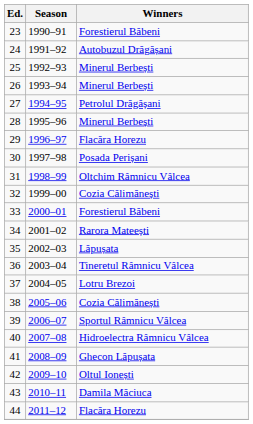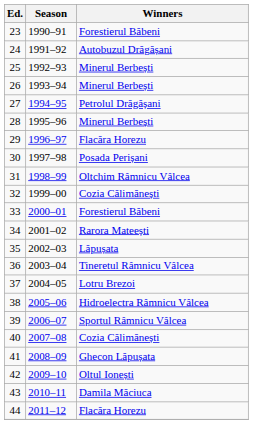(119, 302) Cozia Călimănești -> (144, 302) Hidroelectra Râmnicu Vâlcea
(144, 338) Hidroelectra Râmnicu Vâlcea -> (119, 338) Cozia Călimănești
